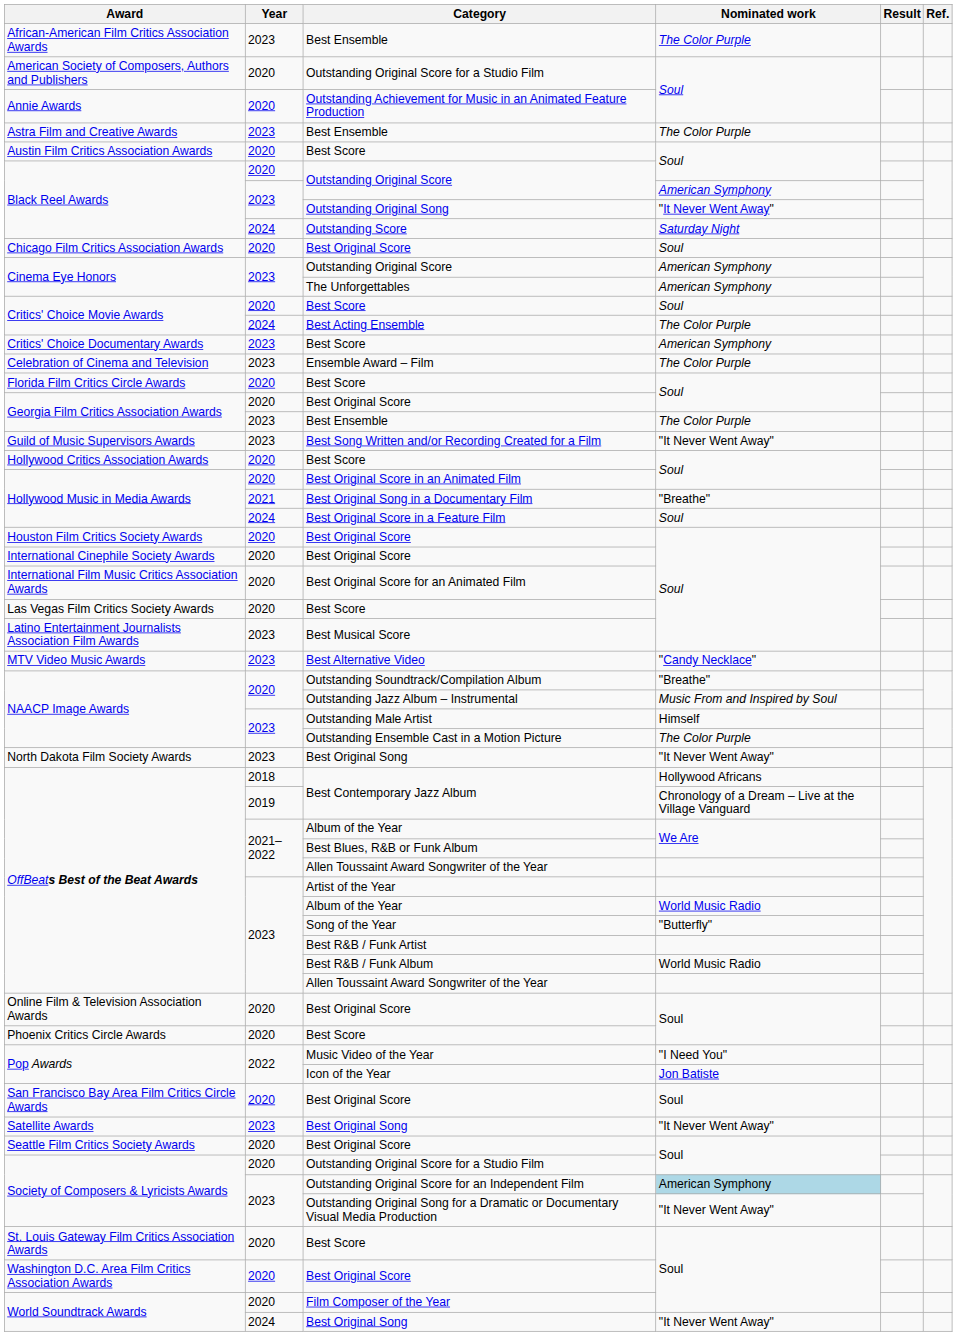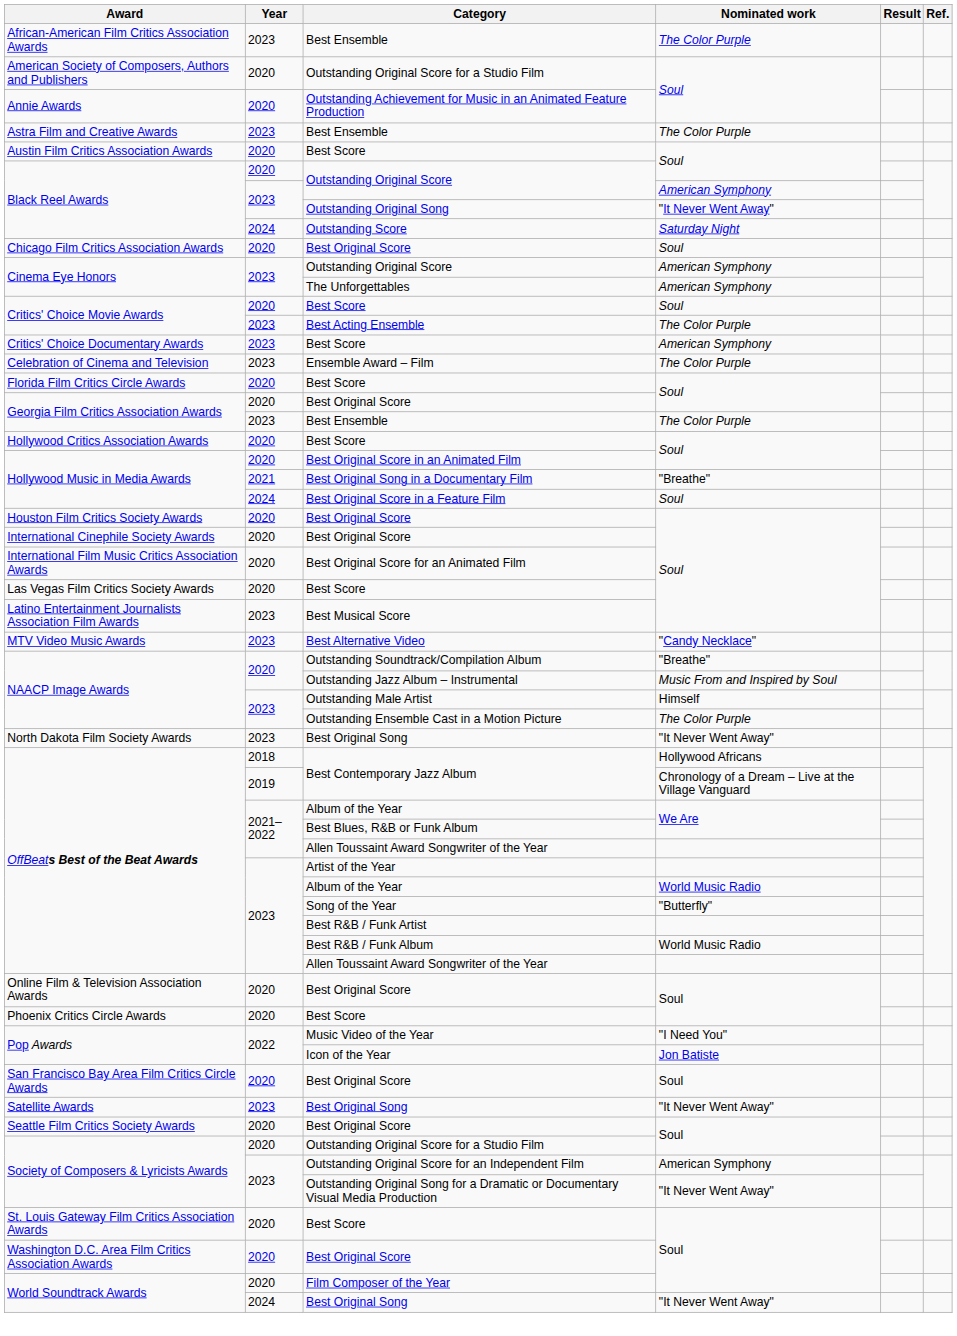(262, 325) 2024 -> (262, 325) 2023
- row: (101, 440)
(715, 1184) lightblue background -> (715, 1164) no background
